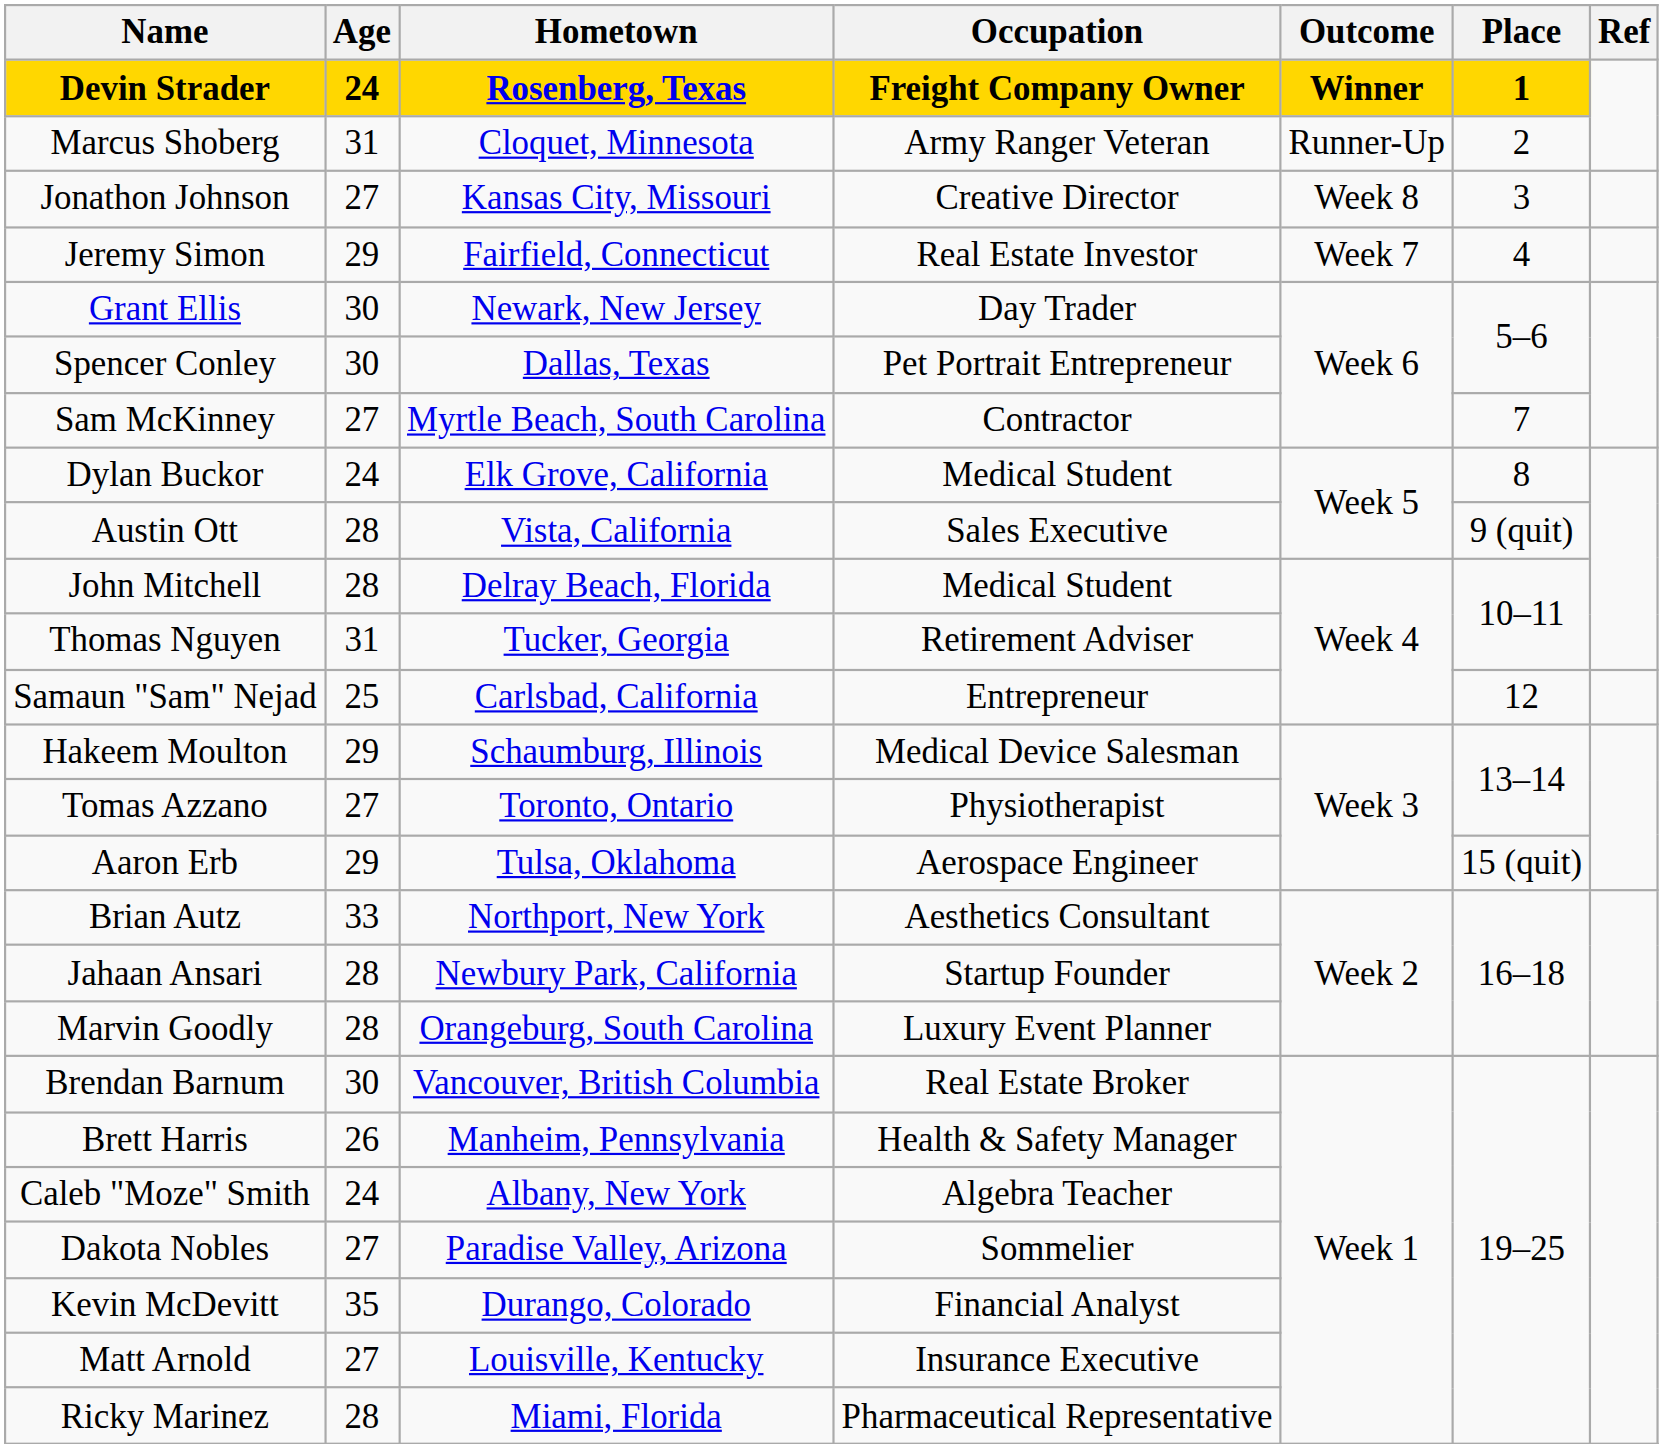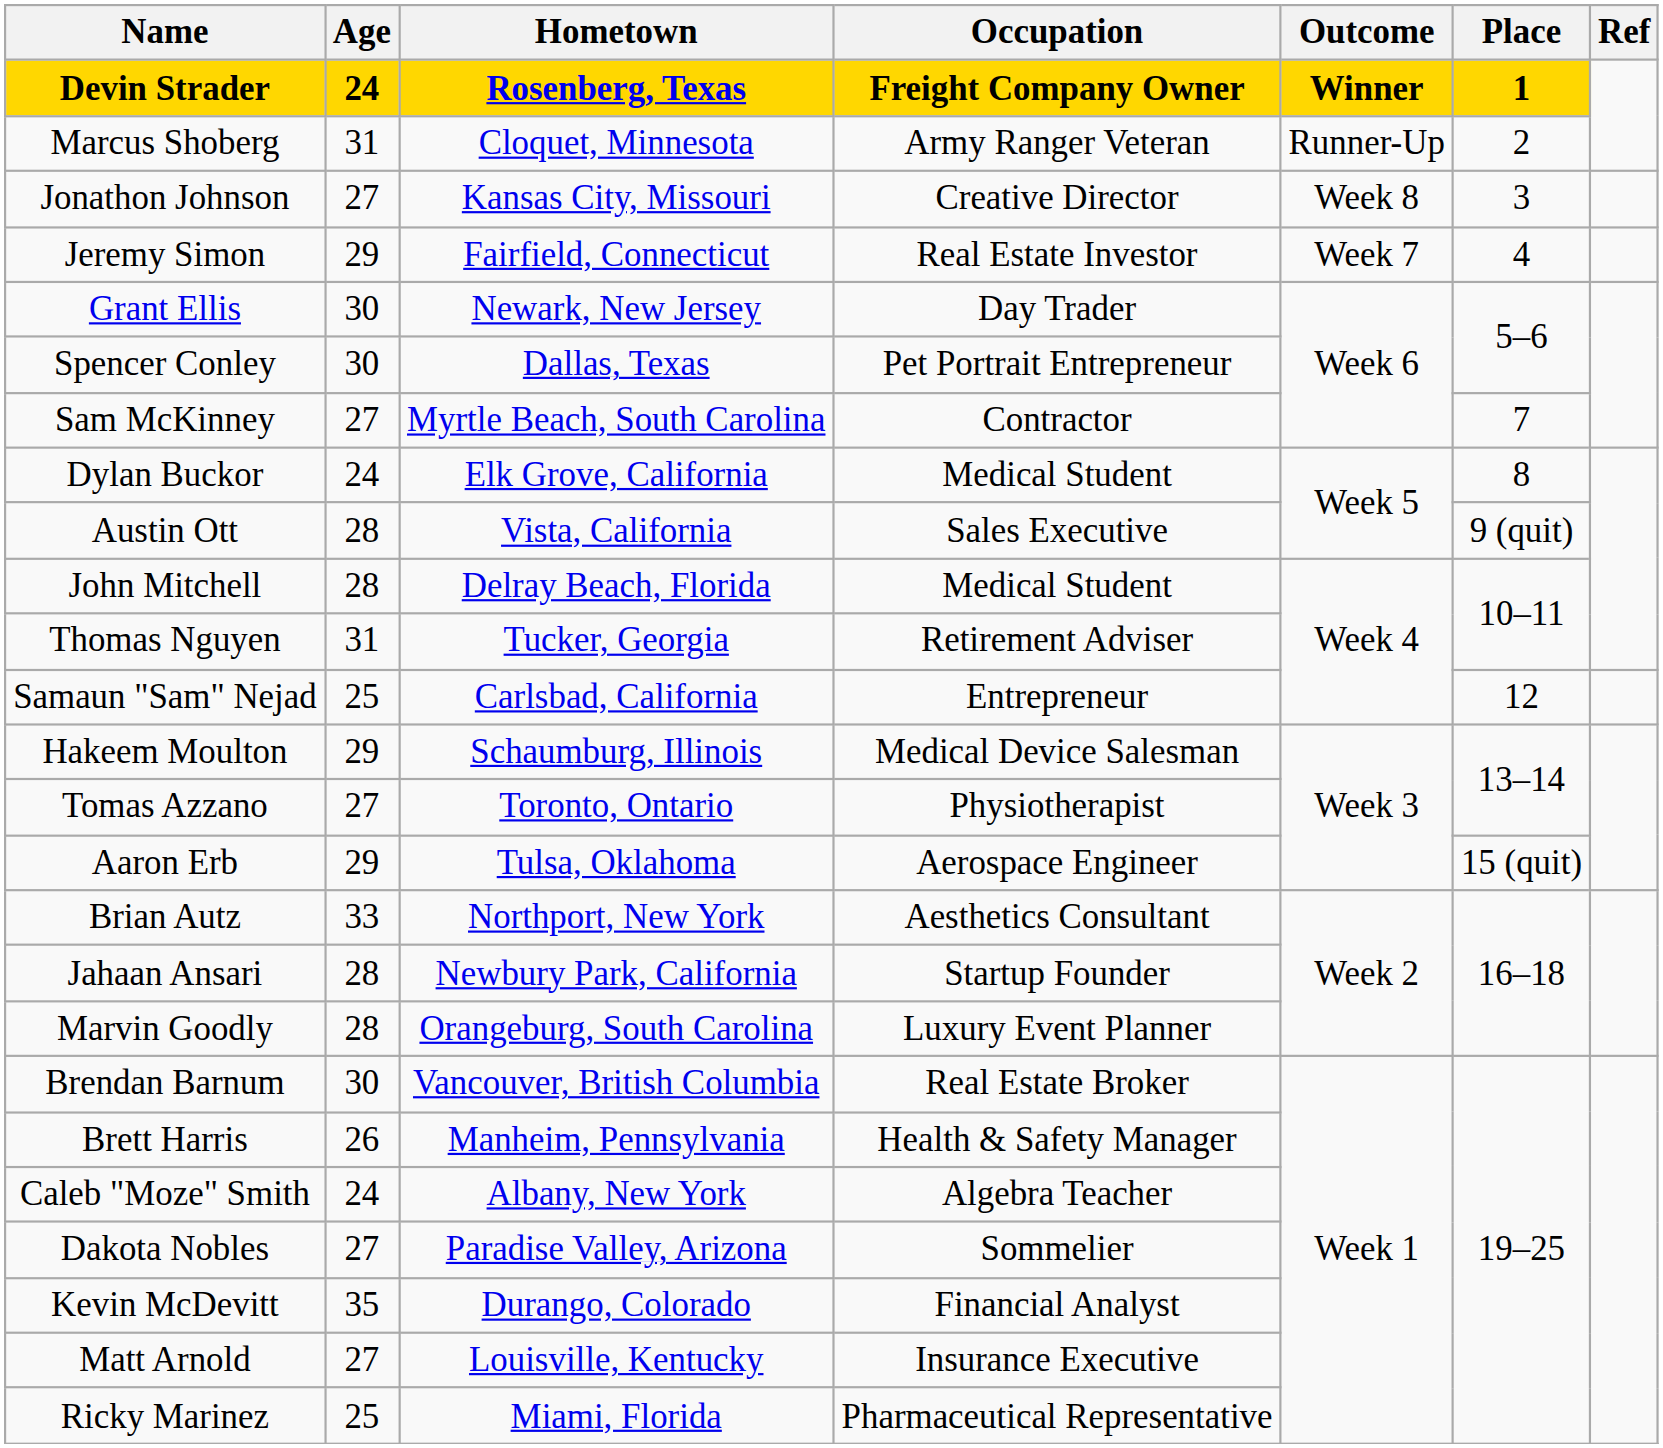(362, 1415) 28 -> (362, 1415) 25
